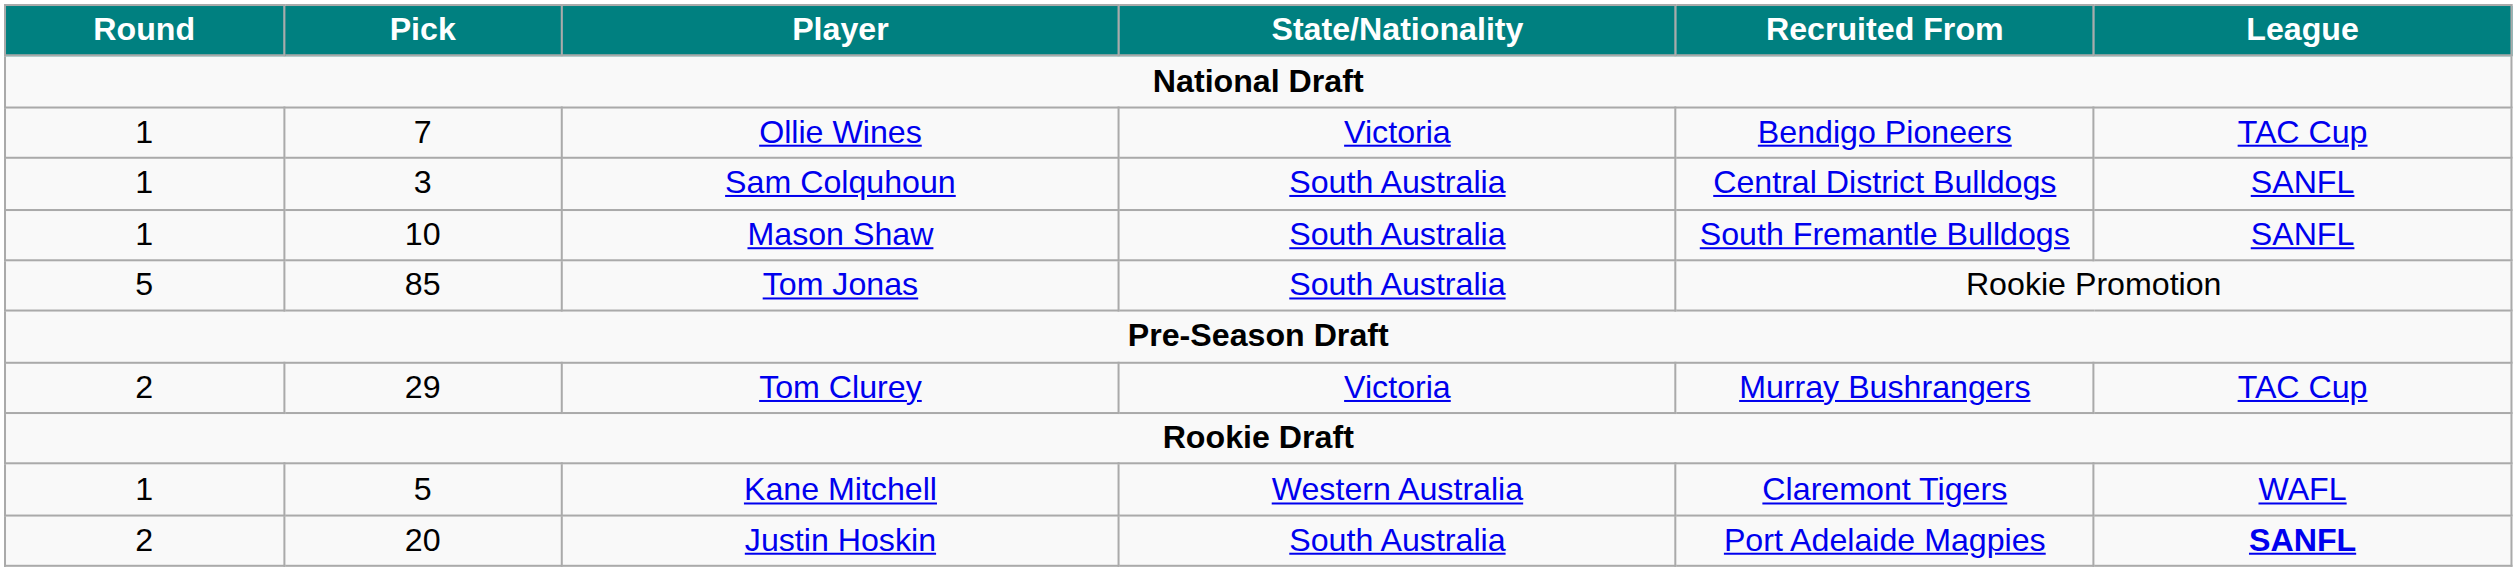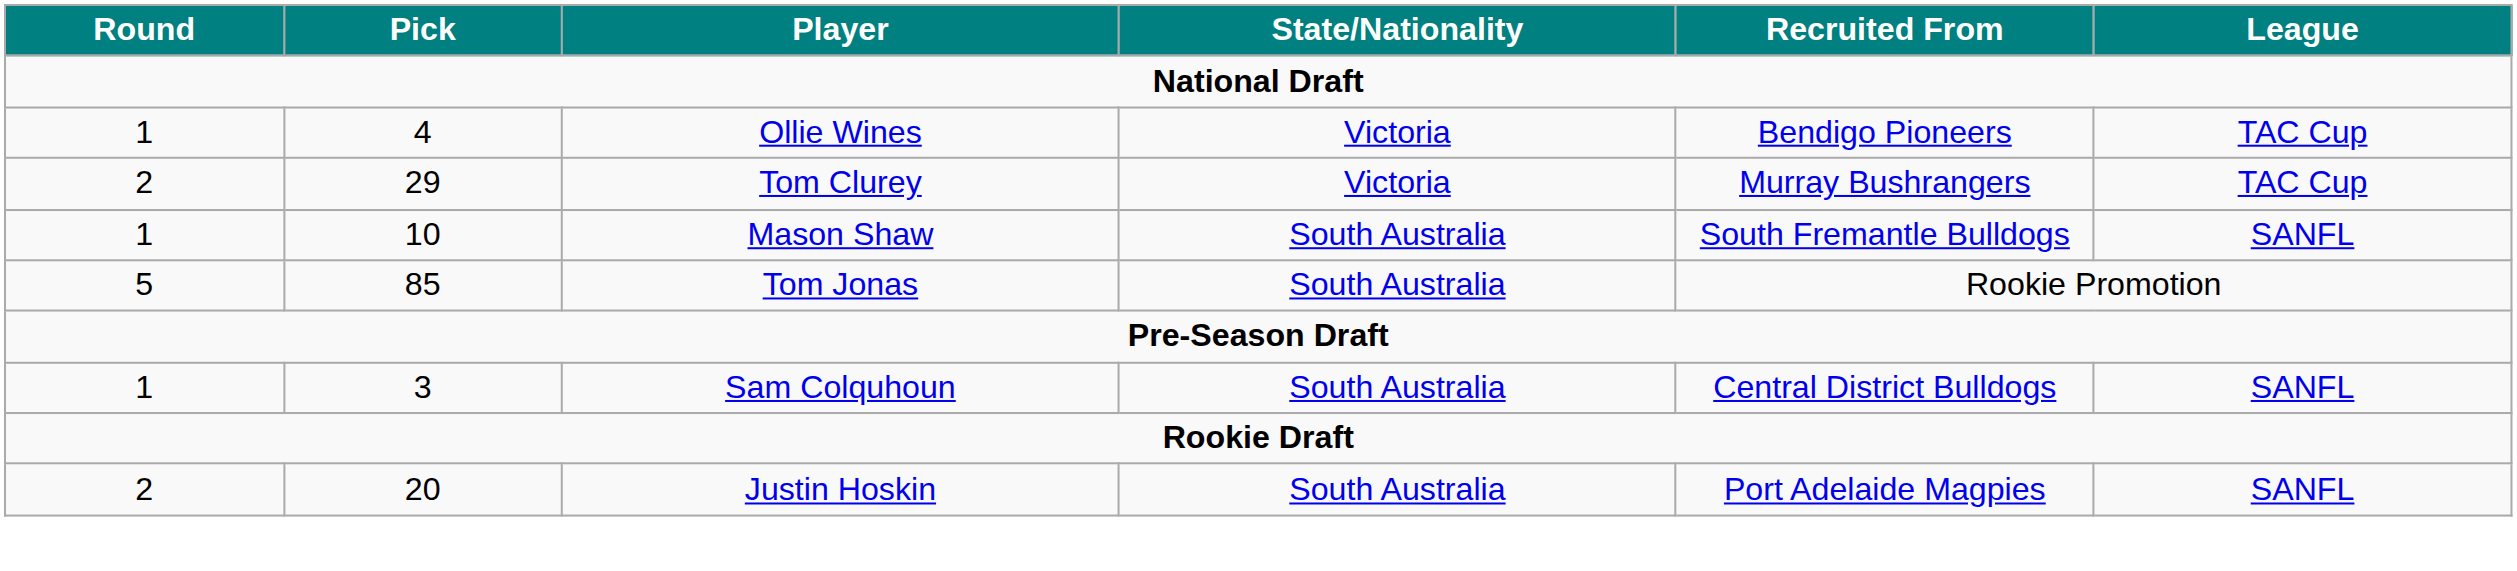(423, 132) 7 -> (423, 132) 4
rows swapped: (840, 387) <-> (840, 183)
- row: (840, 489)
(2303, 540) bold -> (2303, 489) normal
